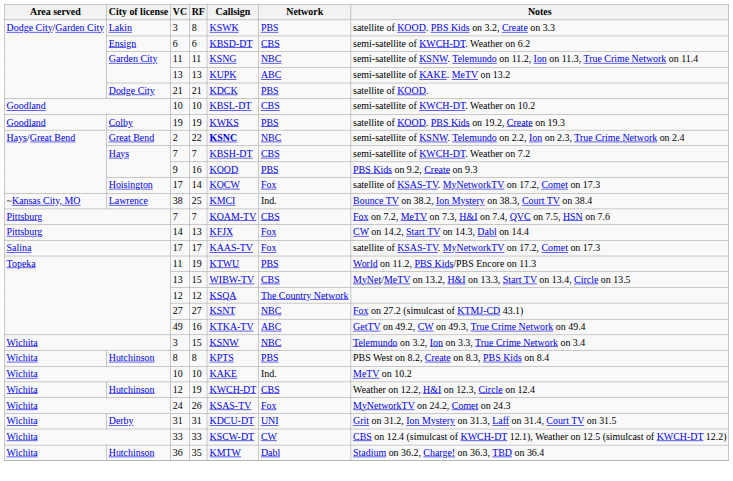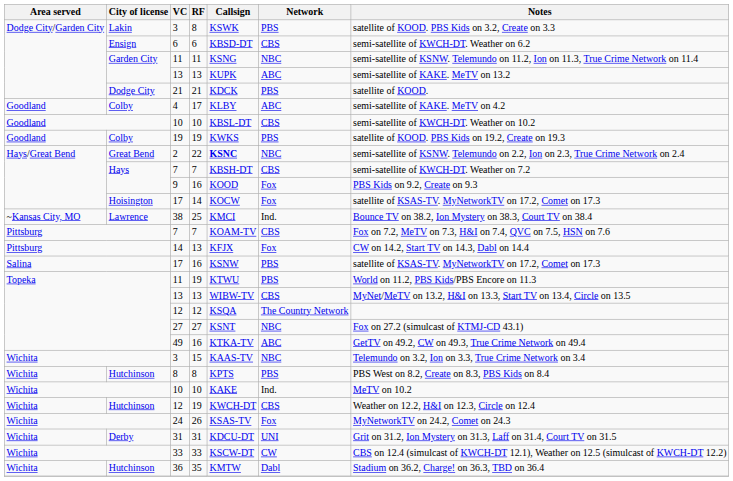+ row: (121, 106)
(270, 169) PBS -> (269, 185) Fox
(197, 248) 17 -> (197, 264) 16
(231, 248) KAAS-TV -> (224, 264) KSNW
(269, 248) Fox -> (270, 264) PBS
(197, 279) 15 -> (197, 295) 13
(224, 342) KSNW -> (231, 358) KAAS-TV
